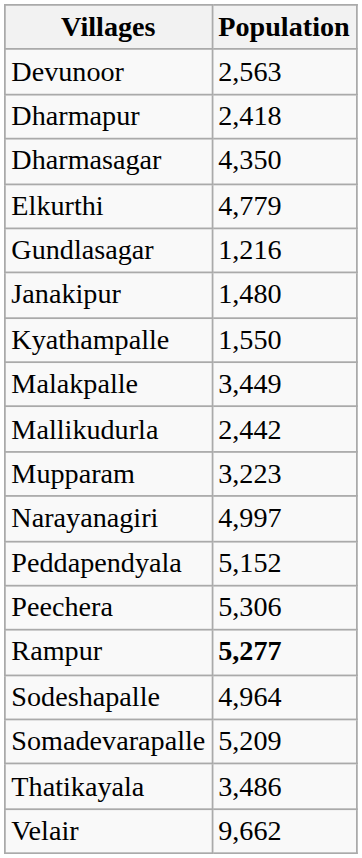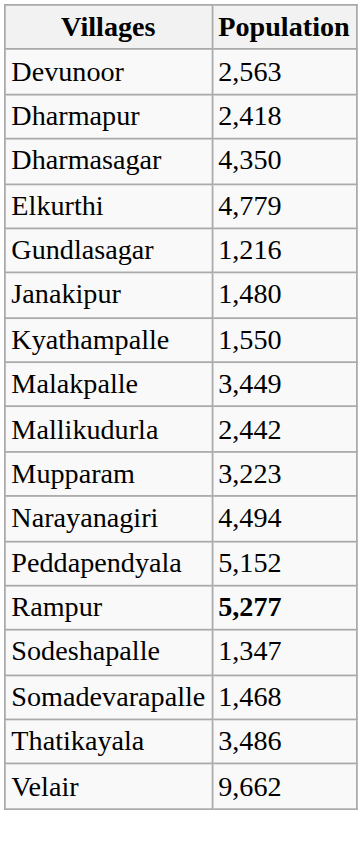(250, 518) 4,997 -> (250, 518) 4,494
- row: (62, 607)
(250, 696) 4,964 -> (250, 652) 1,347
(250, 741) 5,209 -> (250, 696) 1,468
